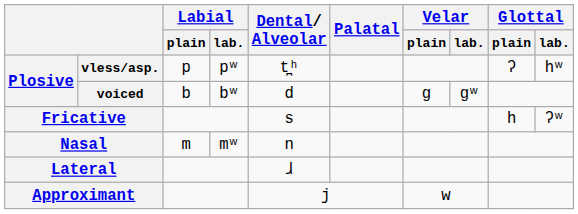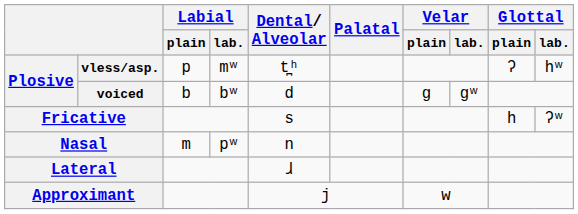(229, 68) pʷ -> (229, 68) mʷ
(229, 144) mʷ -> (229, 144) pʷ
